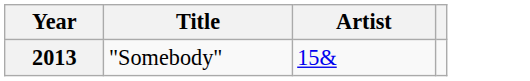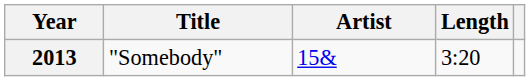+ column: (475, 22)
